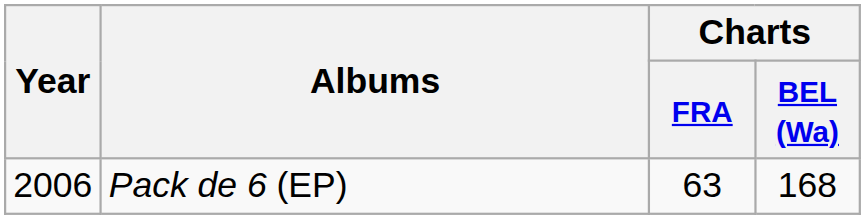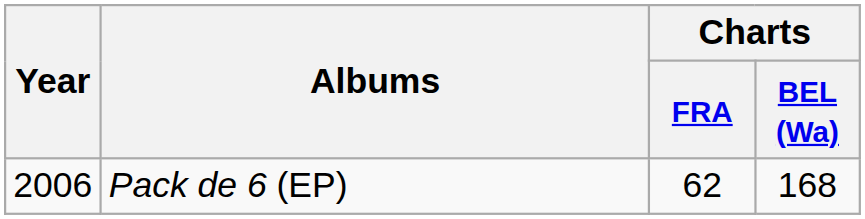(702, 185) 63 -> (702, 185) 62
